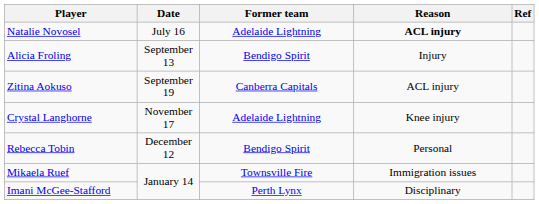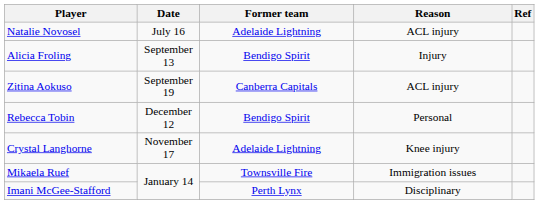(433, 31) bold -> (433, 31) normal
rows swapped: (49, 117) <-> (41, 148)
